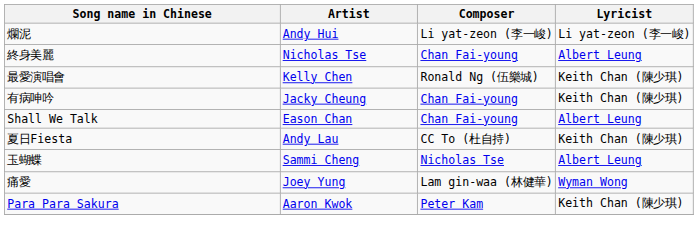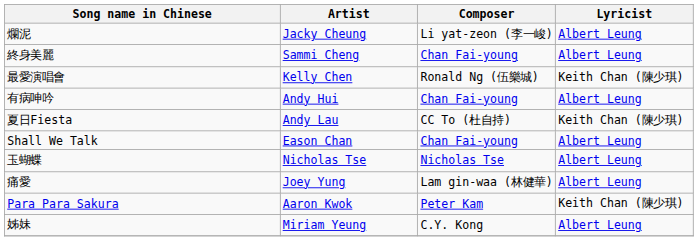(311, 34) Andy Hui -> (324, 34) Jacky Cheung
(624, 34) Li yat-zeon (李一峻) -> (600, 34) Albert Leung
(324, 56) Nicholas Tse -> (321, 56) Sammi Cheng
(324, 99) Jacky Cheung -> (311, 99) Andy Hui
(621, 98) Keith Chan (陳少琪) -> (600, 99) Albert Leung
rows swapped: (40, 139) <-> (52, 119)
(321, 161) Sammi Cheng -> (324, 161) Nicholas Tse
(593, 182) Wyman Wong -> (600, 182) Albert Leung
+ row: (19, 225)
